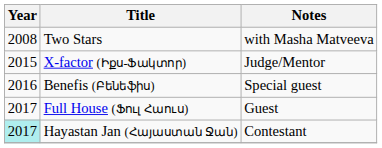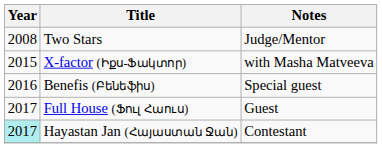(309, 39) with Masha Matveeva -> (285, 39) Judge/Mentor
(285, 62) Judge/Mentor -> (309, 62) with Masha Matveeva
